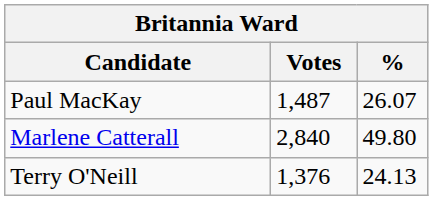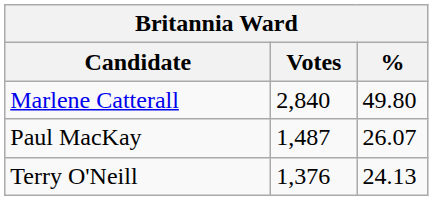rows swapped: (95, 137) <-> (76, 99)
